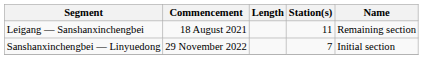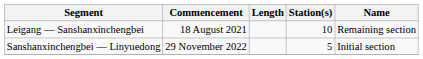(327, 29) 11 -> (327, 29) 10
(330, 46) 7 -> (330, 46) 5
